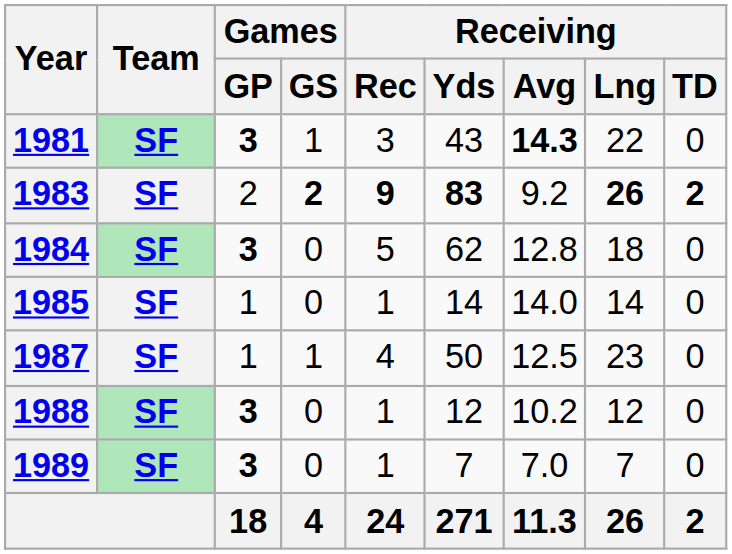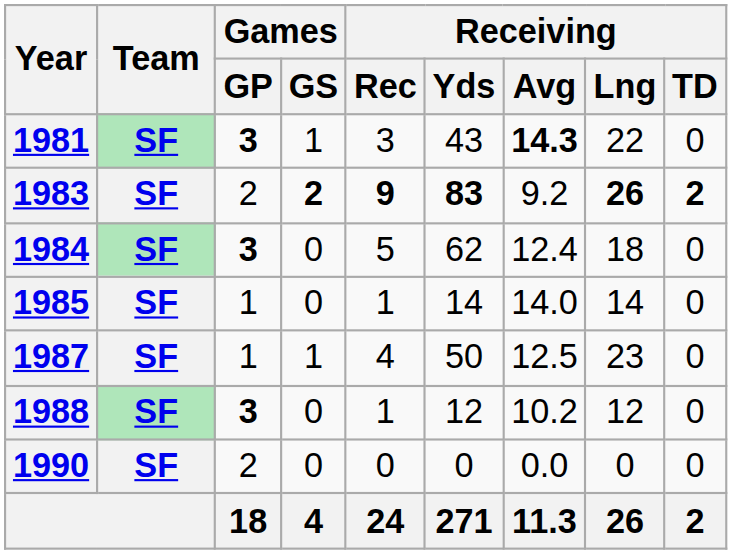(544, 248) 12.8 -> (544, 248) 12.4
- row: (51, 466)
+ row: (51, 466)
